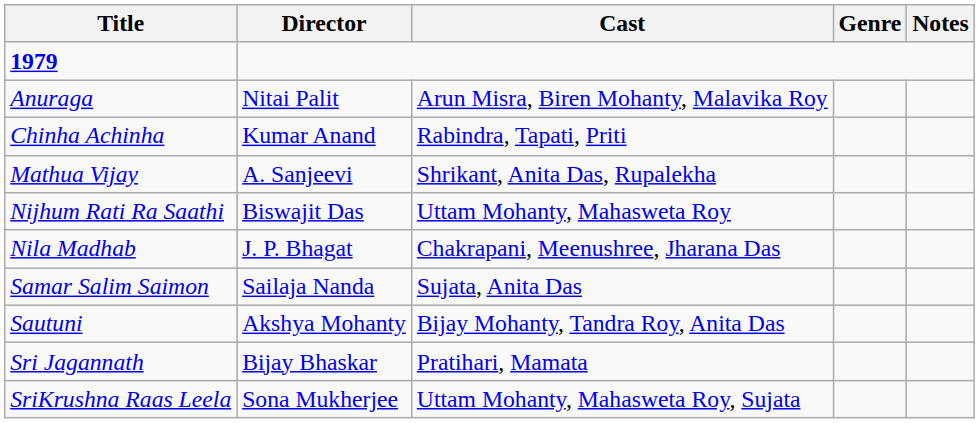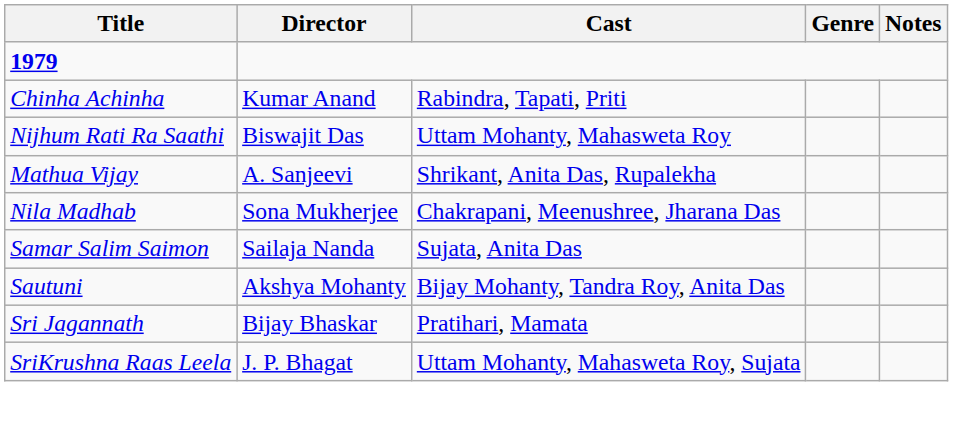- row: (52, 98)
rows swapped: (117, 211) <-> (74, 173)
(297, 248) J. P. Bhagat -> (320, 211) Sona Mukherjee
(320, 398) Sona Mukherjee -> (297, 361) J. P. Bhagat
